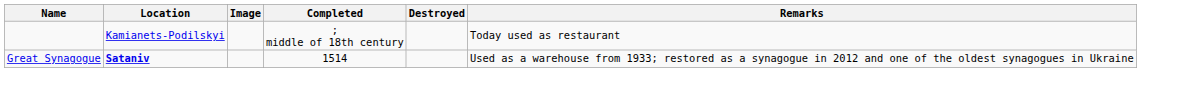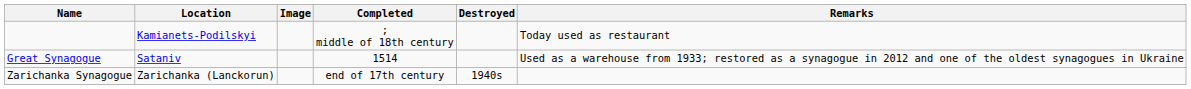(128, 59) bold -> (159, 59) normal
+ row: (69, 76)
